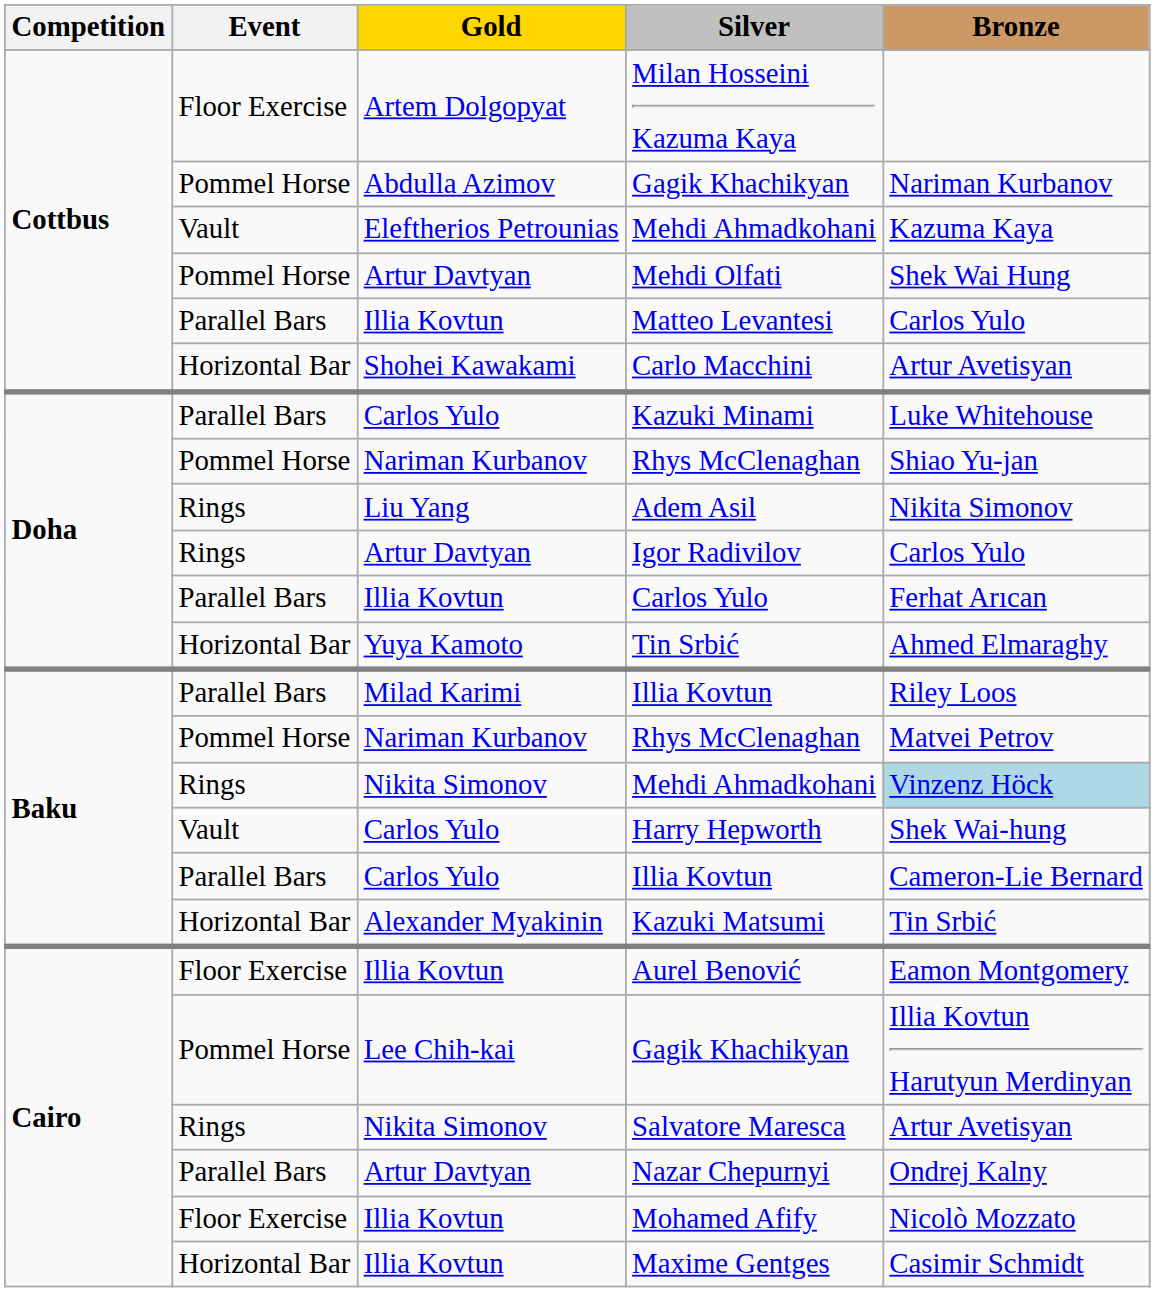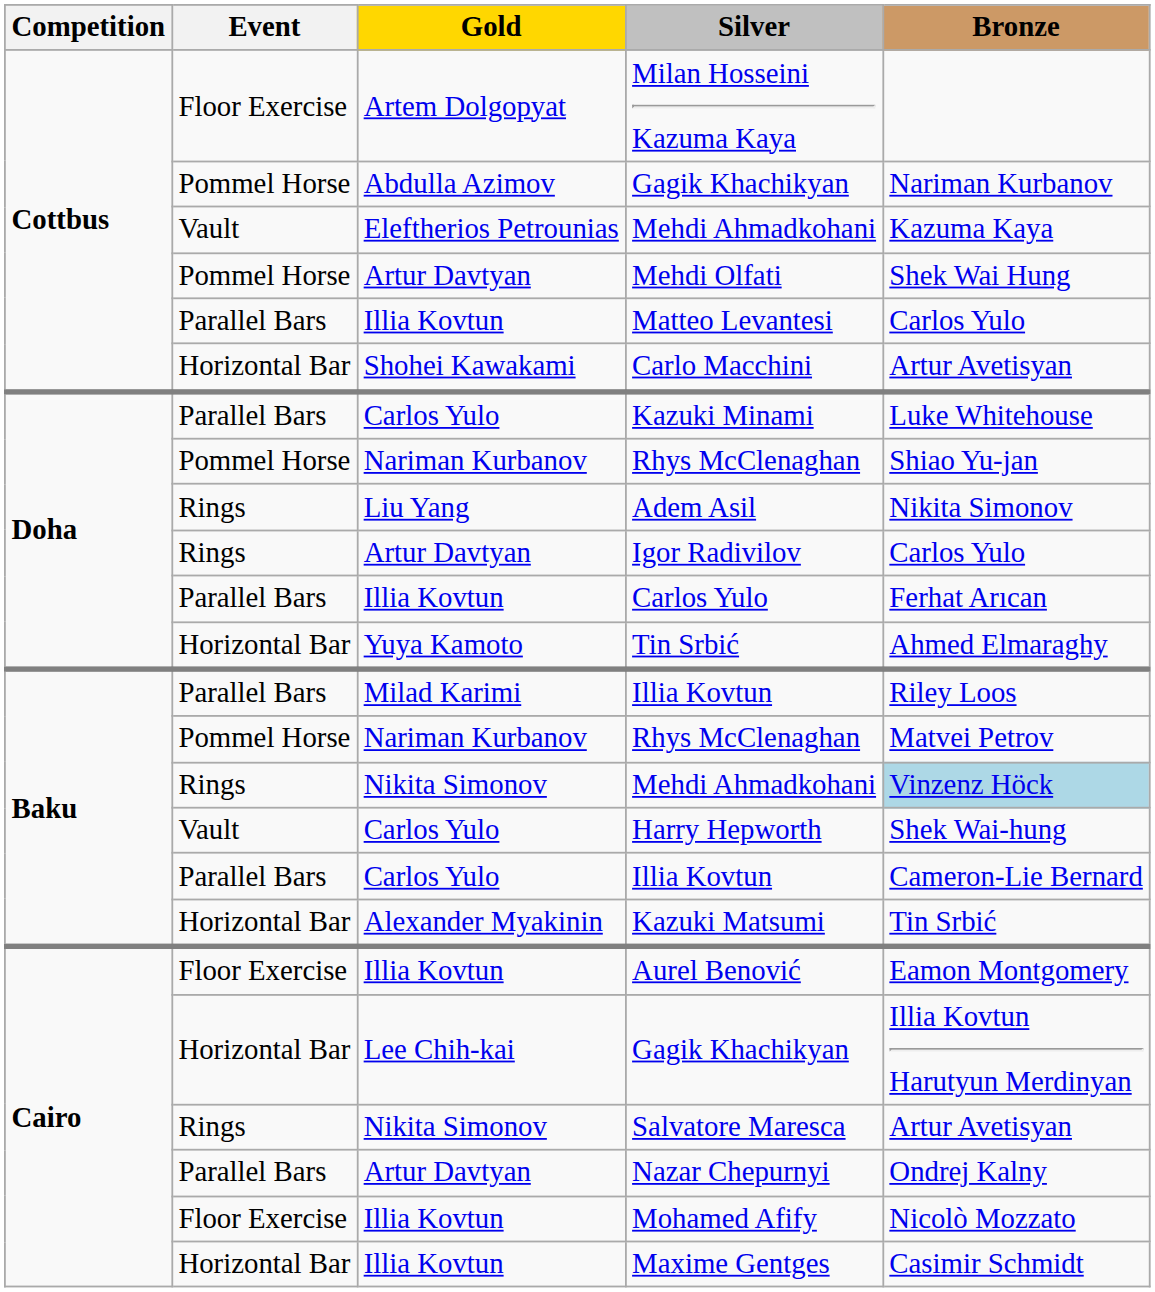(264, 1048) Pommel Horse -> (264, 1048) Horizontal Bar
